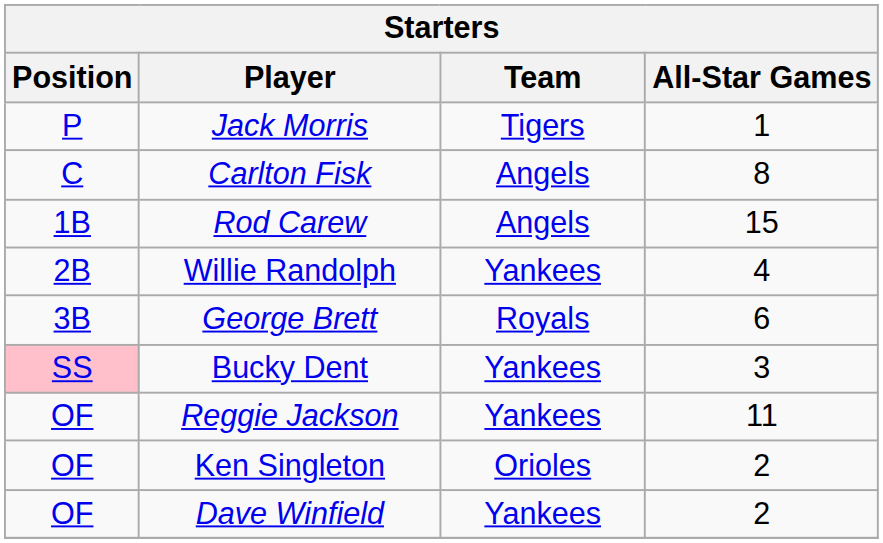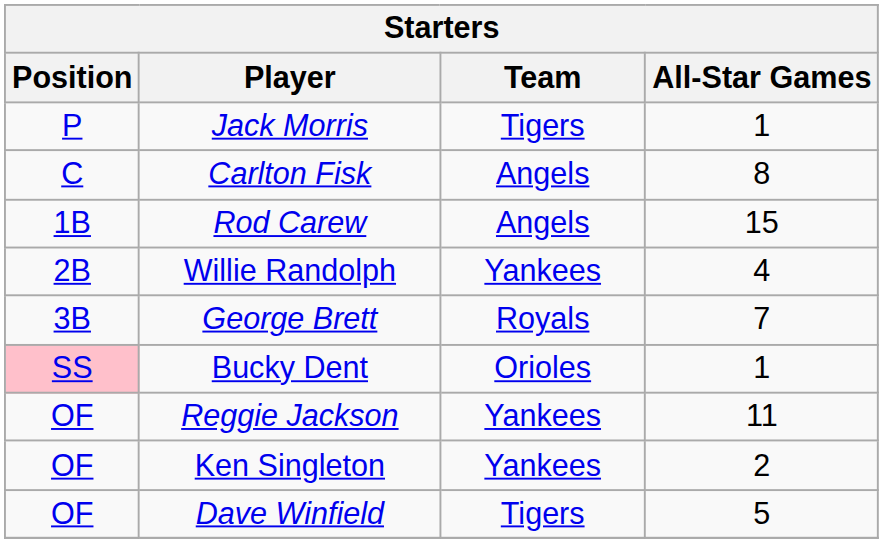(762, 319) 6 -> (762, 319) 7
(543, 367) Yankees -> (543, 367) Orioles
(762, 367) 3 -> (762, 367) 1
(543, 464) Orioles -> (543, 464) Yankees
(543, 513) Yankees -> (543, 513) Tigers
(762, 513) 2 -> (762, 513) 5
